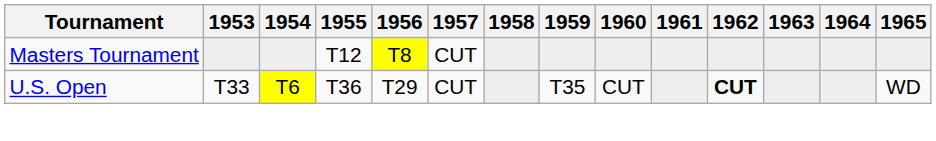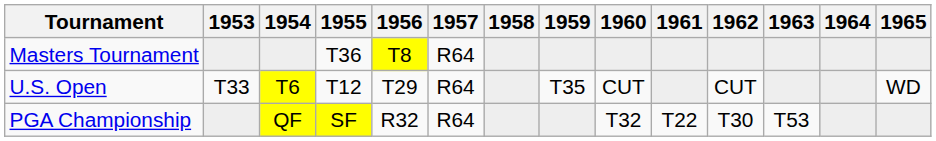(344, 54) T12 -> (344, 54) T36
(456, 54) CUT -> (456, 54) R64
(344, 87) T36 -> (344, 87) T12
(456, 87) CUT -> (456, 87) R64
(735, 87) bold -> (735, 87) normal
+ row: (100, 120)
